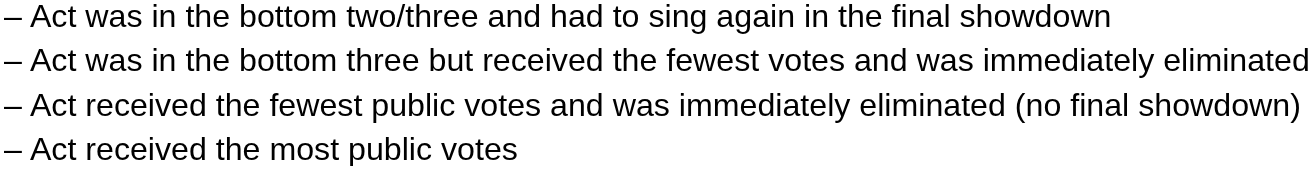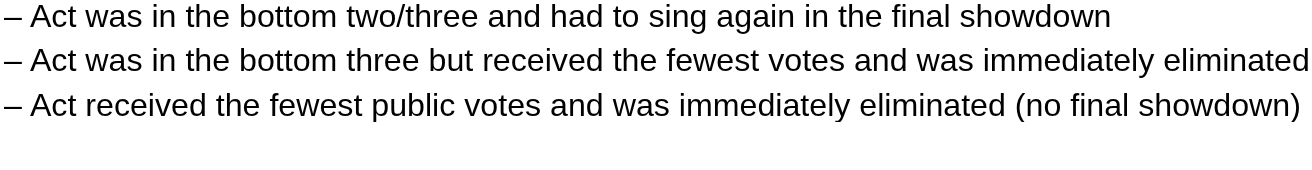- row: (274, 149)
